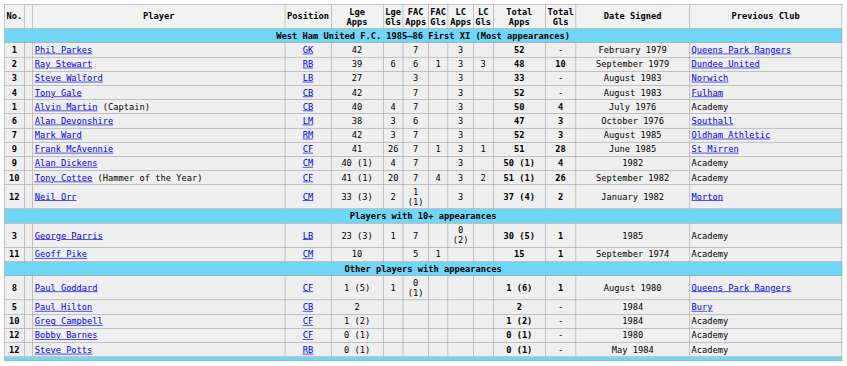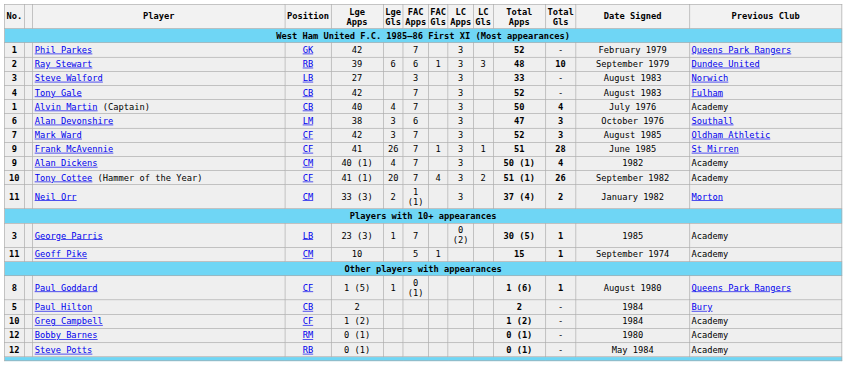(308, 135) RM -> (308, 135) CF
(14, 197) 12 -> (14, 197) 11
(308, 336) CF -> (308, 336) RM
